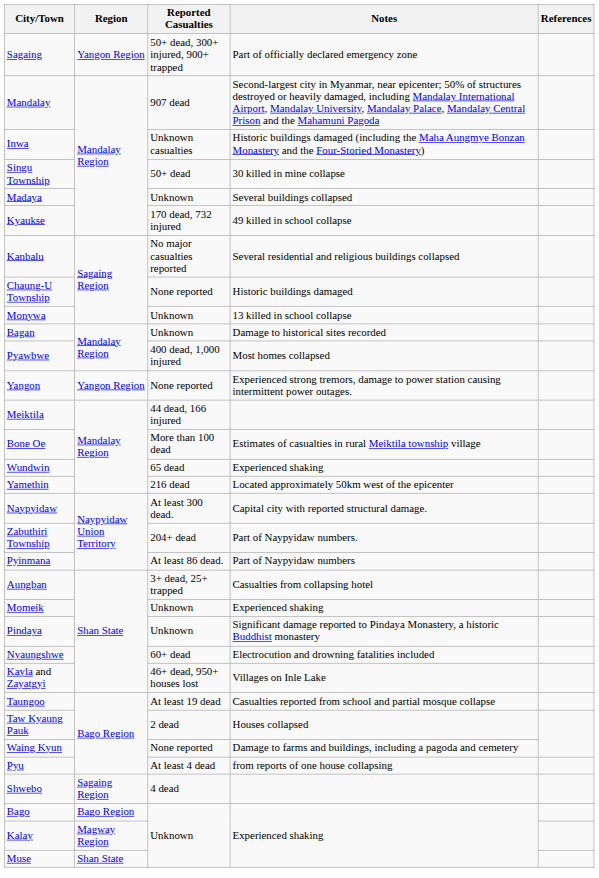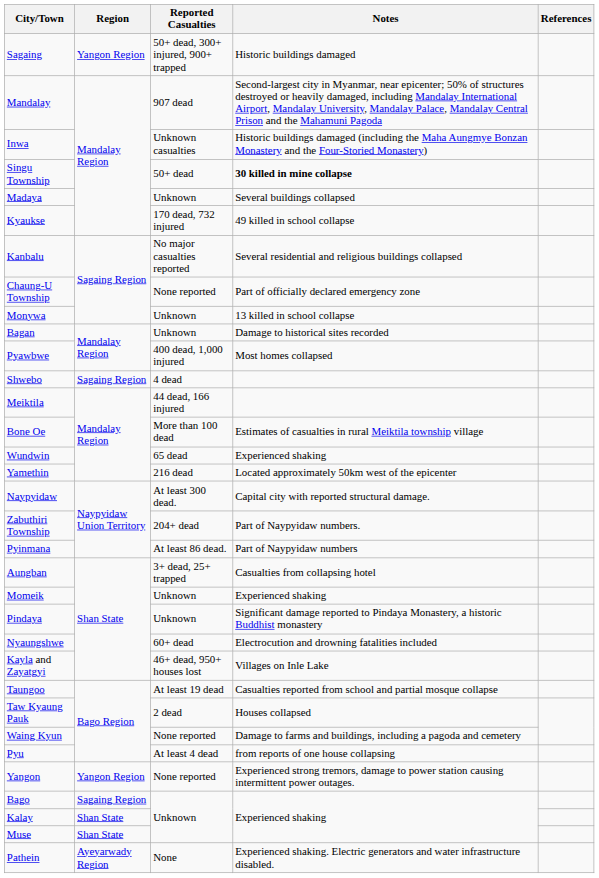(325, 54) Part of officially declared emergency zone -> (295, 54) Historic buildings damaged
(289, 173) normal -> (294, 173) bold
(293, 291) Historic buildings damaged -> (328, 291) Part of officially declared emergency zone
rows swapped: (24, 788) <-> (24, 385)
(106, 812) Bago Region -> (112, 800) Sagaing Region
(96, 835) Magway Region -> (100, 817) Shan State
+ row: (23, 857)
